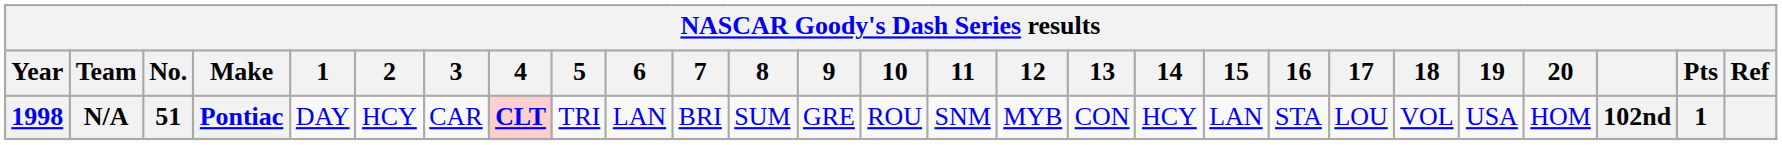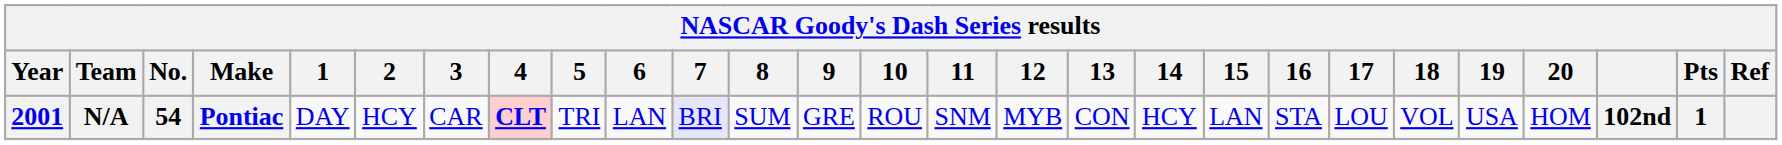(37, 116) 1998 -> (37, 116) 2001
(168, 116) 51 -> (168, 116) 54
(700, 116) no background -> (700, 116) lavender background
